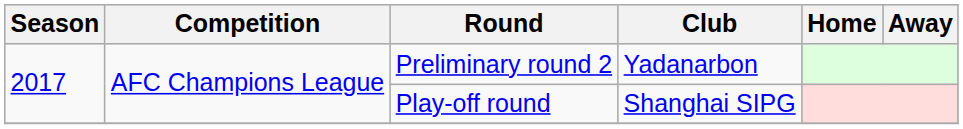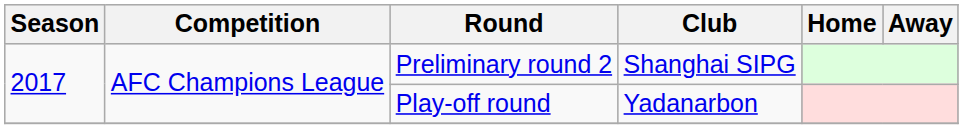(691, 63) Yadanarbon -> (710, 63) Shanghai SIPG
(710, 103) Shanghai SIPG -> (691, 103) Yadanarbon
